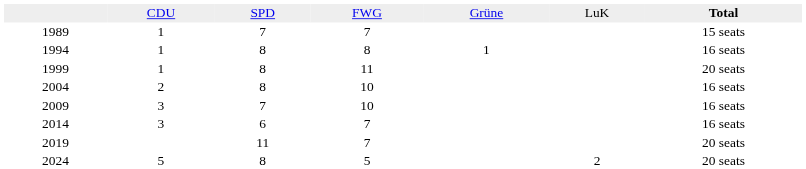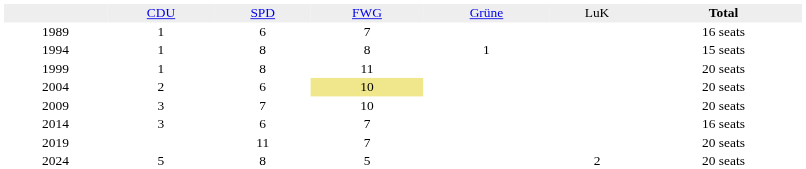(263, 31) 7 -> (263, 31) 6
(723, 31) 15 seats -> (723, 31) 16 seats
(723, 50) 16 seats -> (723, 50) 15 seats
(263, 87) 8 -> (263, 87) 6
(367, 87) no background -> (367, 87) khaki background
(723, 87) 16 seats -> (723, 87) 20 seats
(723, 105) 16 seats -> (723, 105) 20 seats
